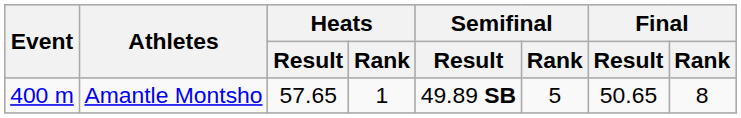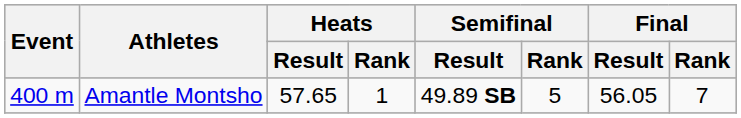(628, 96) 50.65 -> (628, 96) 56.05
(702, 96) 8 -> (702, 96) 7
